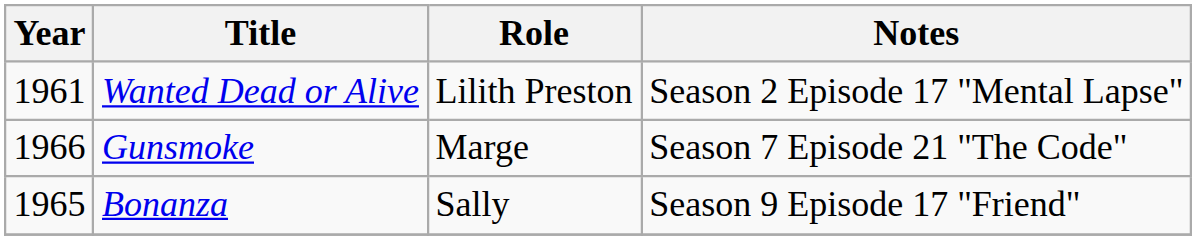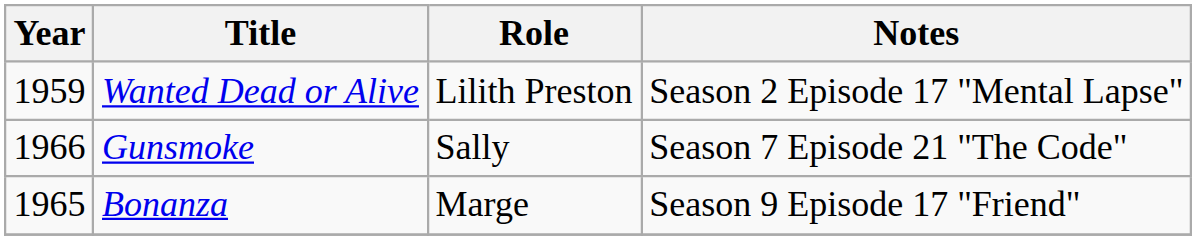(49, 90) 1961 -> (49, 90) 1959
(482, 147) Marge -> (473, 147) Sally
(473, 204) Sally -> (482, 204) Marge
